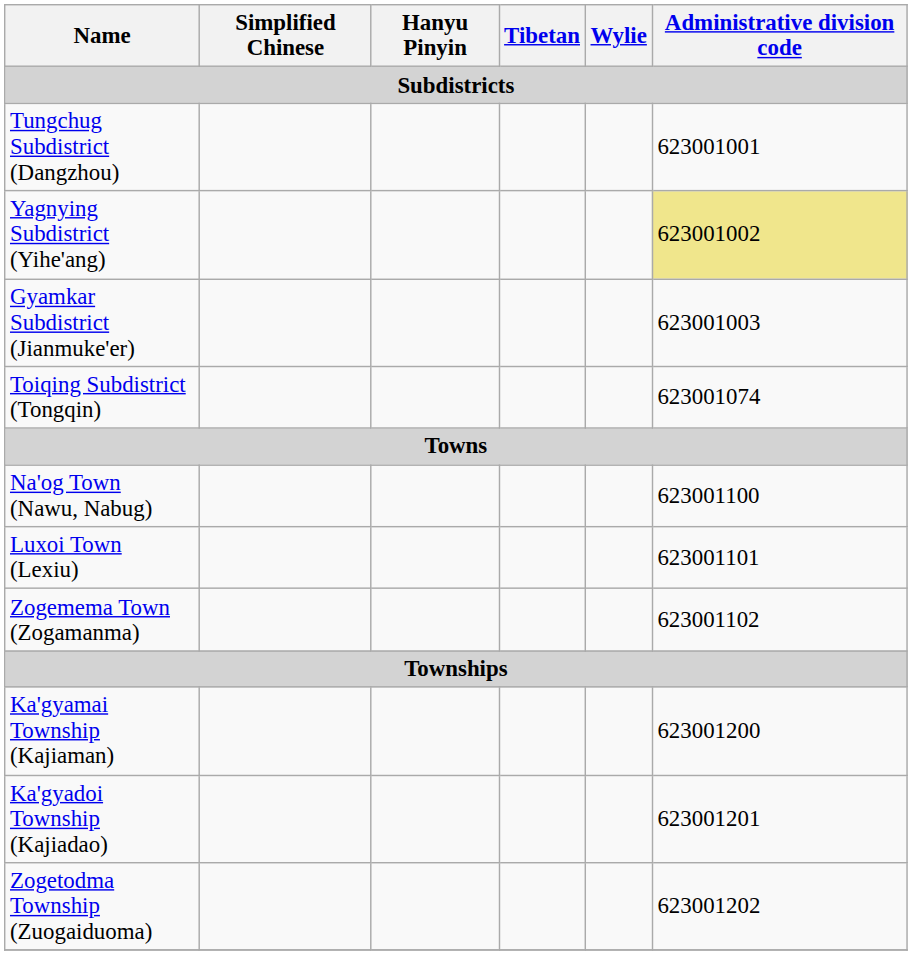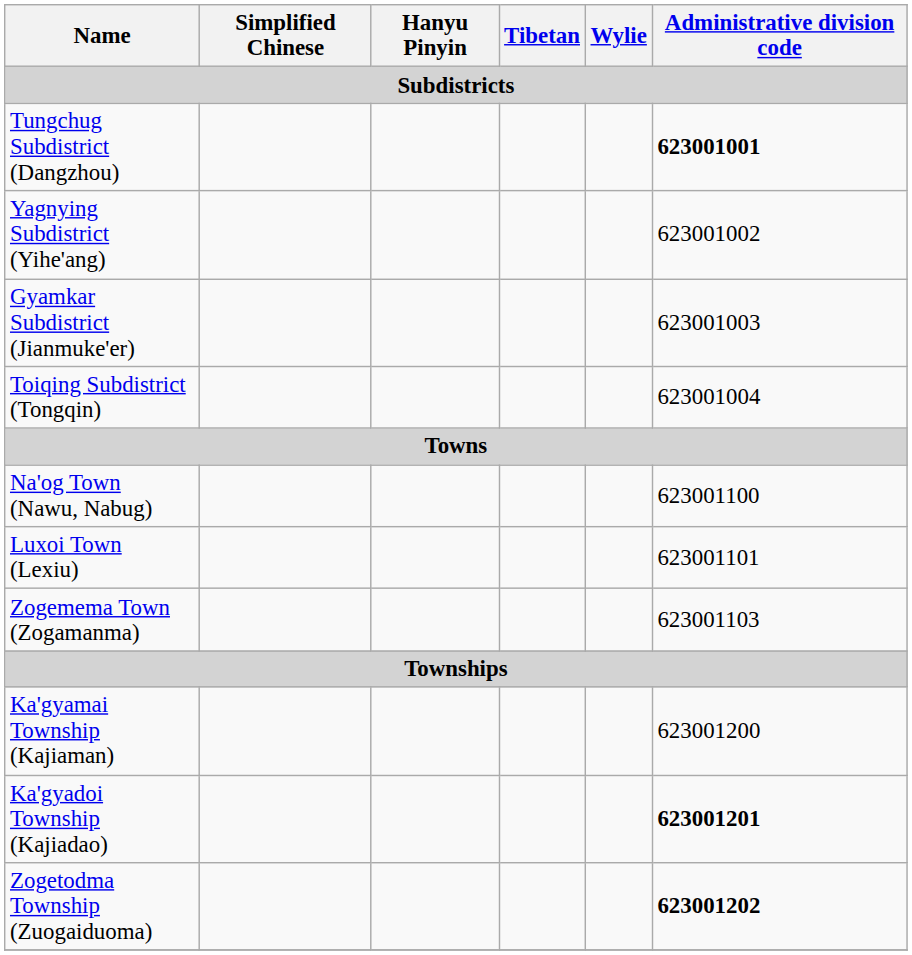(709, 146) normal -> (709, 146) bold
(709, 234) khaki background -> (709, 234) no background
(709, 397) 623001074 -> (709, 397) 623001004
(708, 619) 623001102 -> (708, 619) 623001103
(709, 818) normal -> (709, 818) bold
(709, 906) normal -> (709, 906) bold
